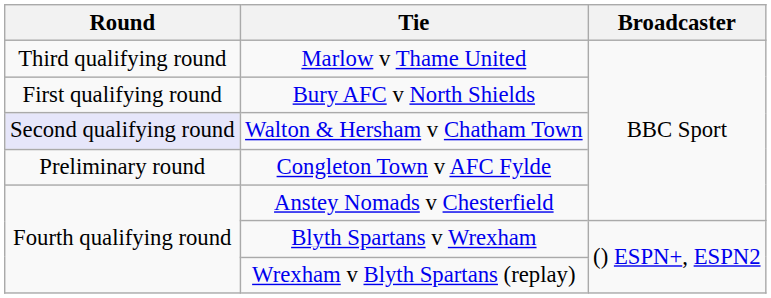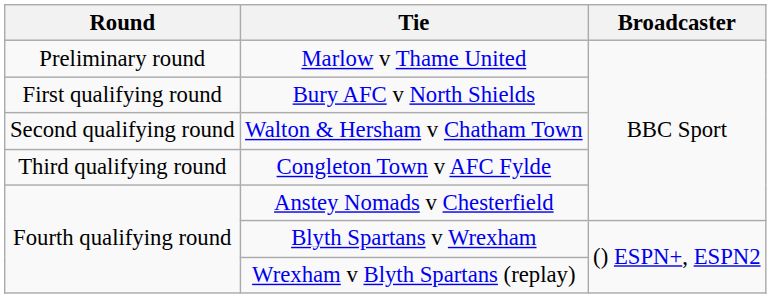(122, 58) Third qualifying round -> (122, 58) Preliminary round
(122, 130) lavender background -> (122, 130) no background
(122, 166) Preliminary round -> (122, 166) Third qualifying round
